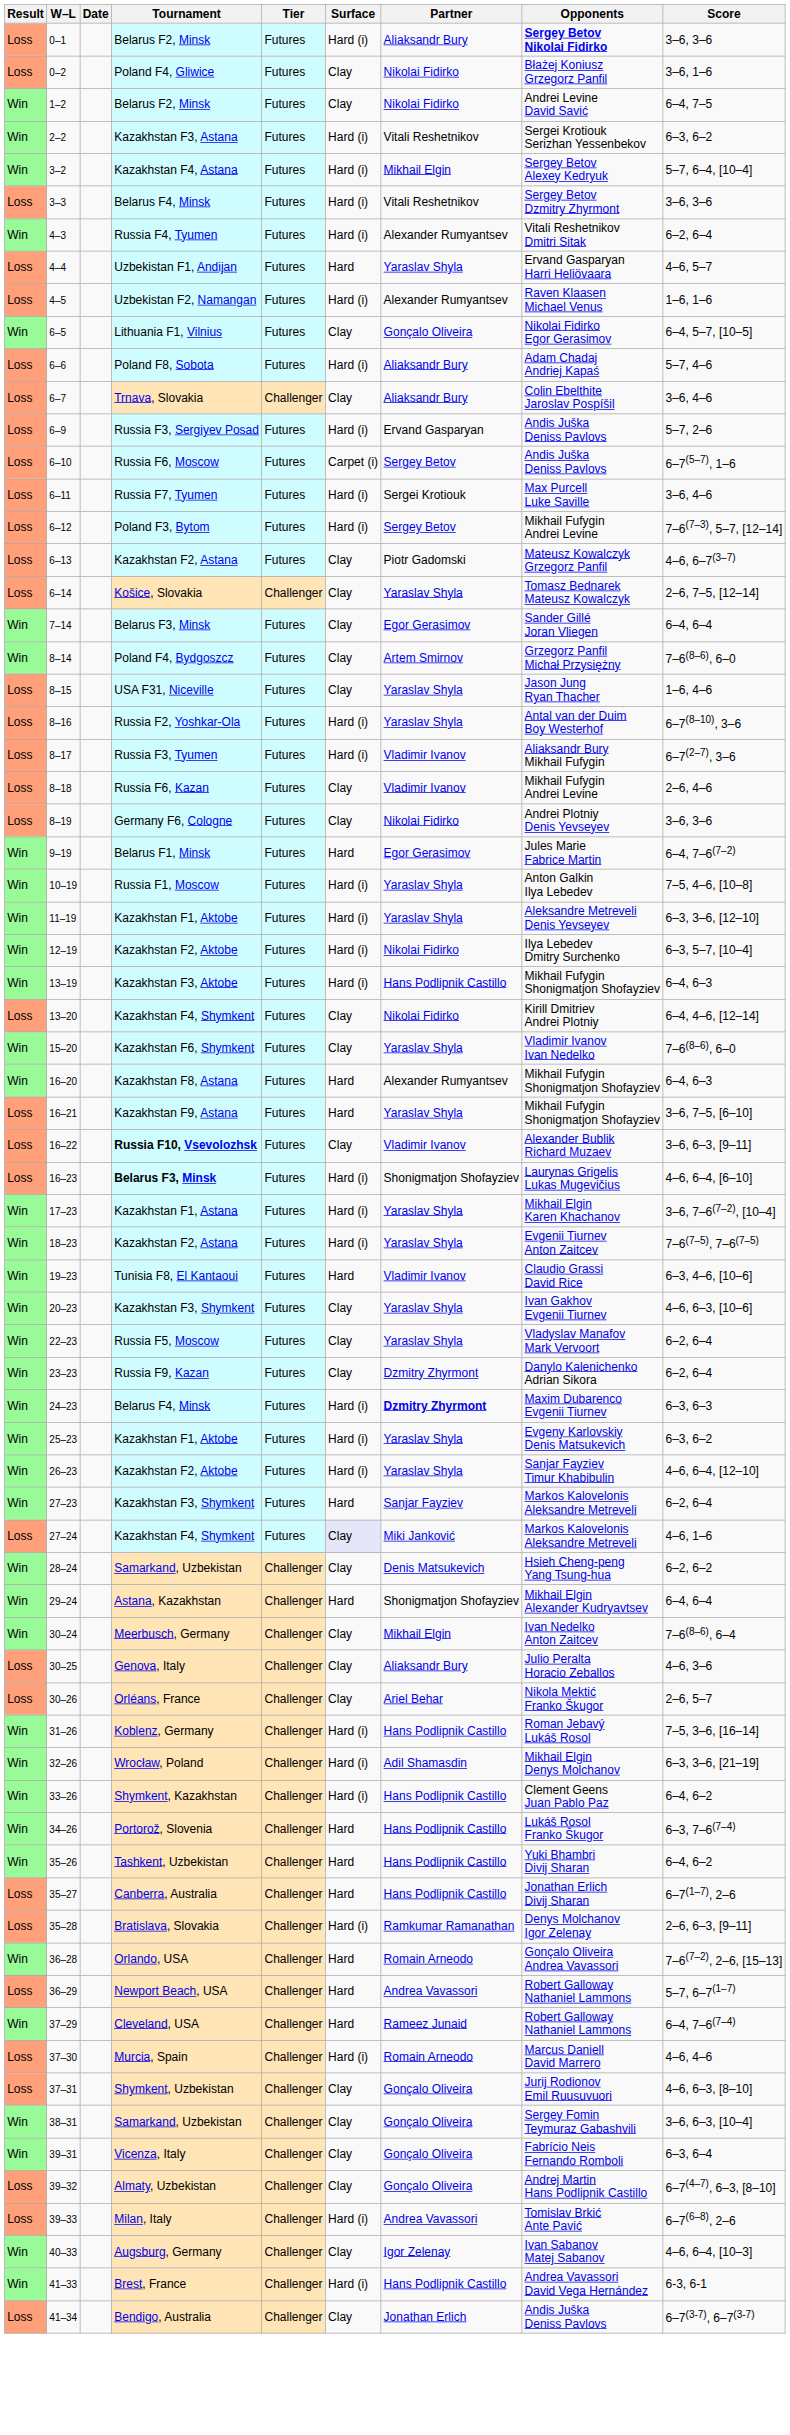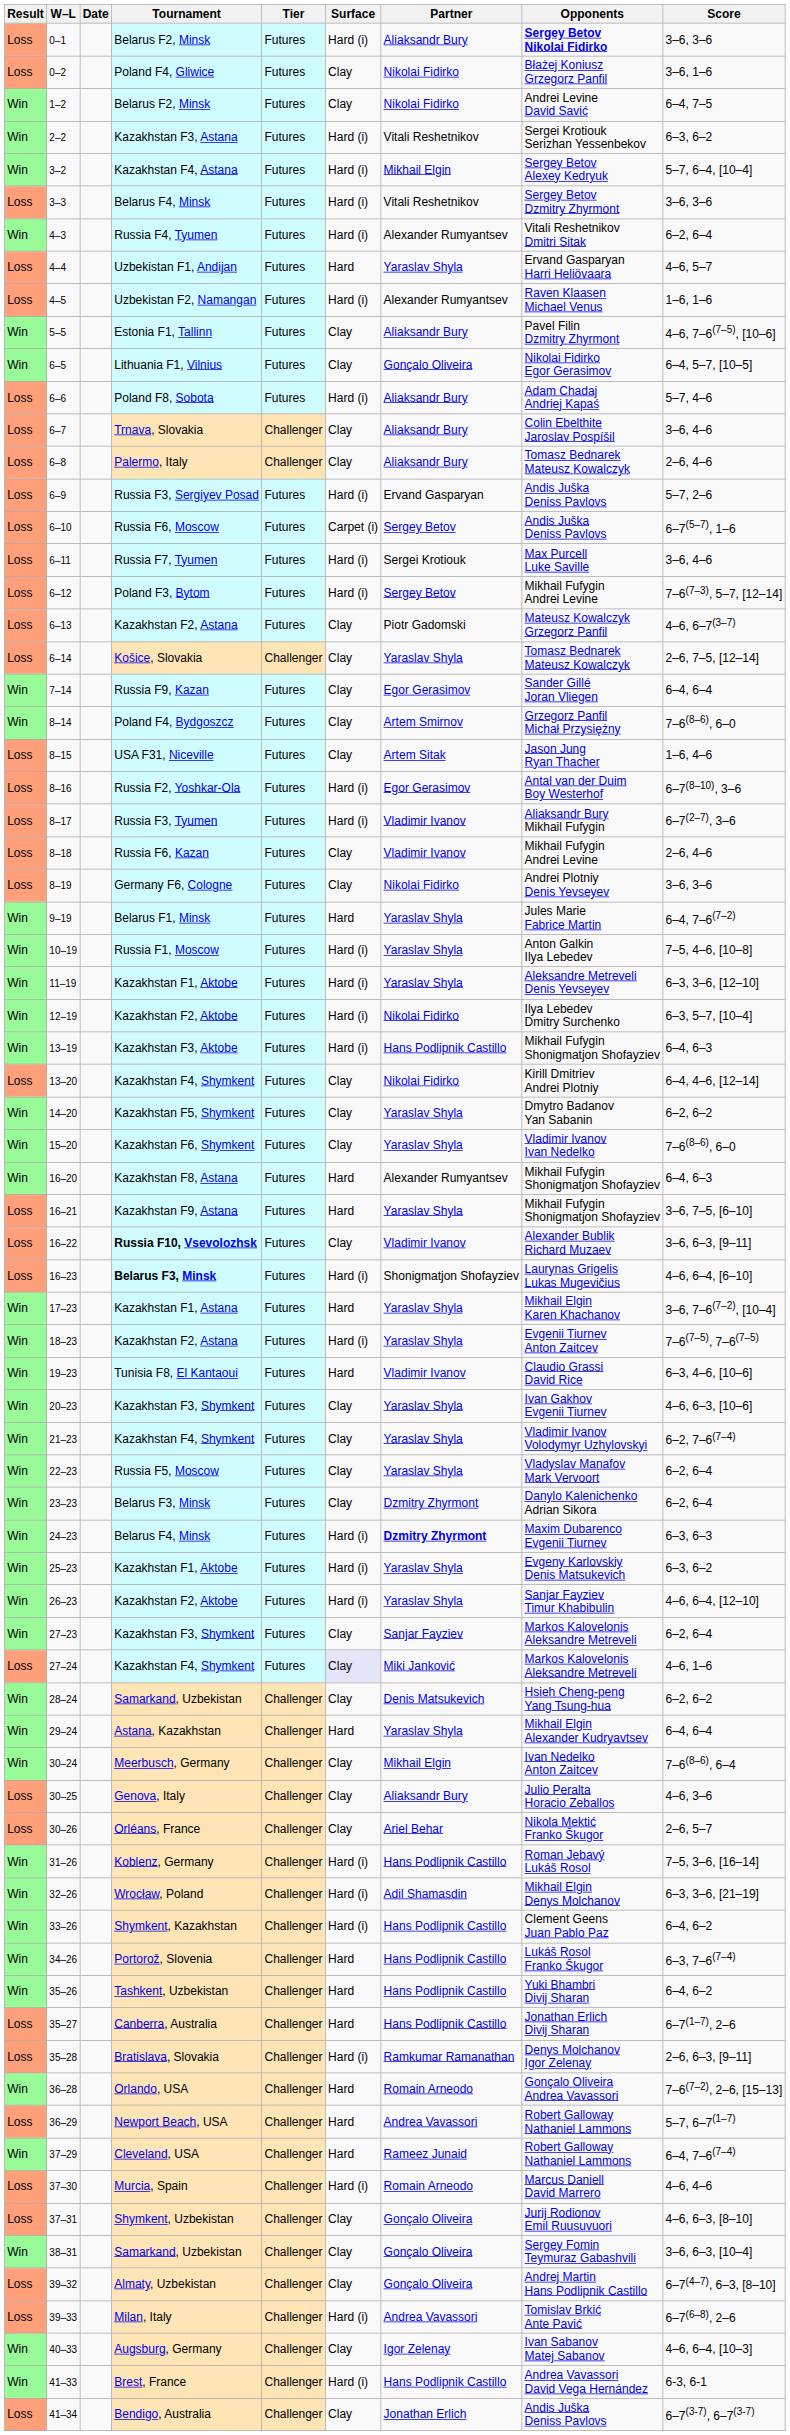+ row: (58, 333)
+ row: (58, 463)
(162, 625) Belarus F3, Minsk -> (162, 690) Russia F9, Kazan
(423, 690) Yaraslav Shyla -> (415, 755) Artem Sitak
(423, 722) Yaraslav Shyla -> (427, 788) Egor Gerasimov
(427, 853) Egor Gerasimov -> (423, 918) Yaraslav Shyla
+ row: (63, 1114)
(348, 1210) Hard (i) -> (341, 1308) Hard
+ row: (63, 1439)
(162, 1373) Russia F9, Kazan -> (162, 1503) Belarus F3, Minsk
(341, 1503) Hard -> (340, 1633) Clay
(451, 1601) Shonigmatjon Shofayziev -> (423, 1731) Yaraslav Shyla
- row: (63, 2155)
